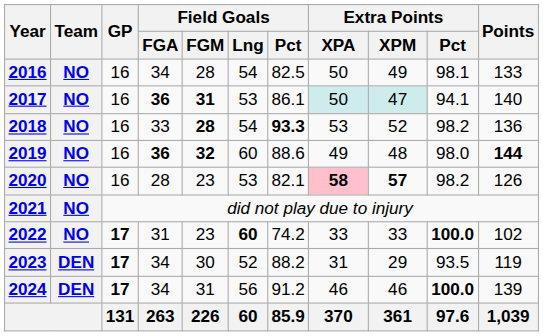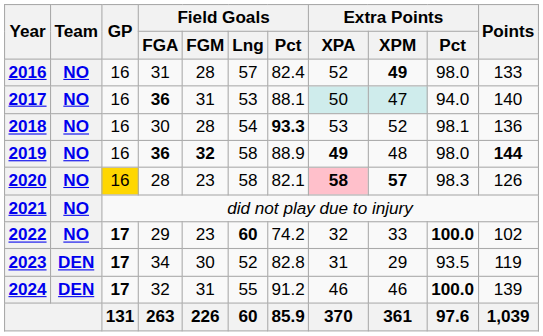(160, 72) 34 -> (160, 72) 31
(248, 72) 54 -> (248, 72) 57
(288, 72) 82.5 -> (288, 72) 82.4
(338, 72) 50 -> (338, 72) 52
(398, 72) normal -> (398, 72) bold
(453, 72) 98.1 -> (453, 72) 98.0
(205, 99) bold -> (205, 99) normal
(288, 99) 86.1 -> (288, 99) 88.1
(453, 99) 94.1 -> (453, 99) 94.0
(160, 126) 33 -> (160, 126) 30
(205, 126) bold -> (205, 126) normal
(453, 126) 98.2 -> (453, 126) 98.1
(248, 153) 60 -> (248, 153) 58
(288, 153) 88.6 -> (288, 153) 88.9
(338, 153) normal -> (338, 153) bold
(120, 180) no background -> (120, 180) gold background
(248, 180) 53 -> (248, 180) 58
(453, 180) 98.2 -> (453, 180) 98.3
(160, 235) 31 -> (160, 235) 29
(338, 235) 33 -> (338, 235) 32
(288, 262) 88.2 -> (288, 262) 82.8
(160, 289) 34 -> (160, 289) 32
(248, 289) 56 -> (248, 289) 55
